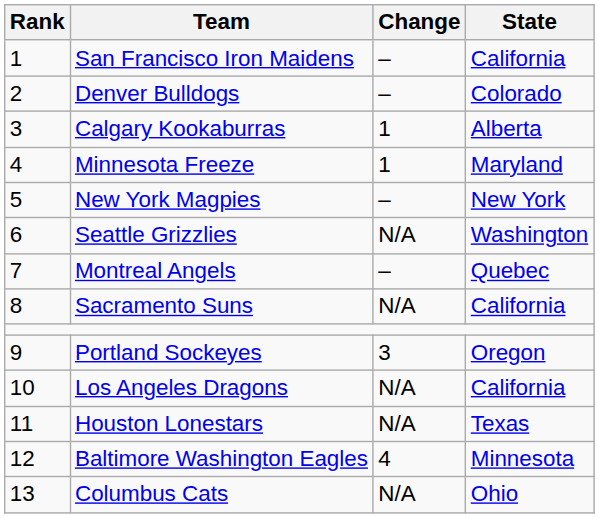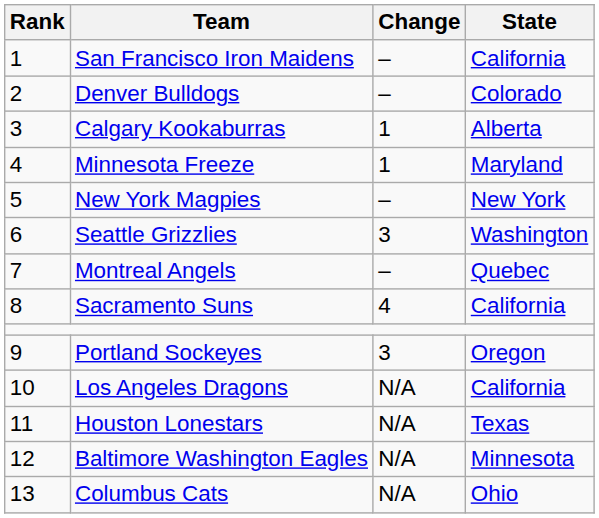(397, 235) N/A -> (385, 235) 3
(397, 306) N/A -> (385, 306) 4
(385, 458) 4 -> (397, 458) N/A
